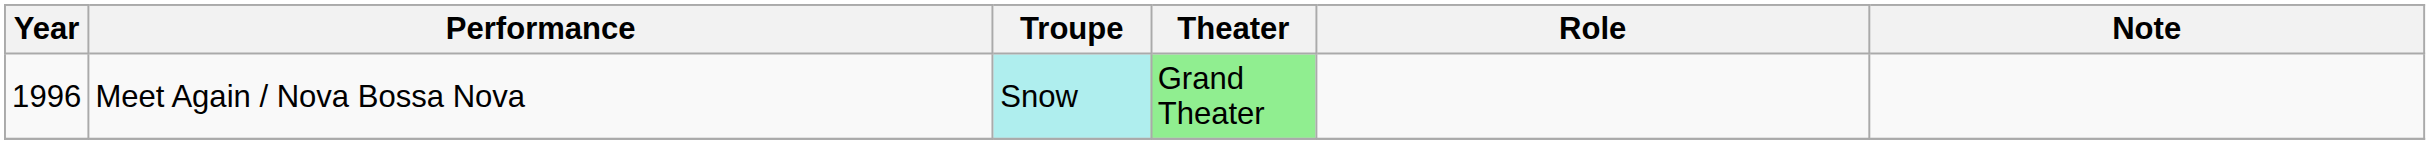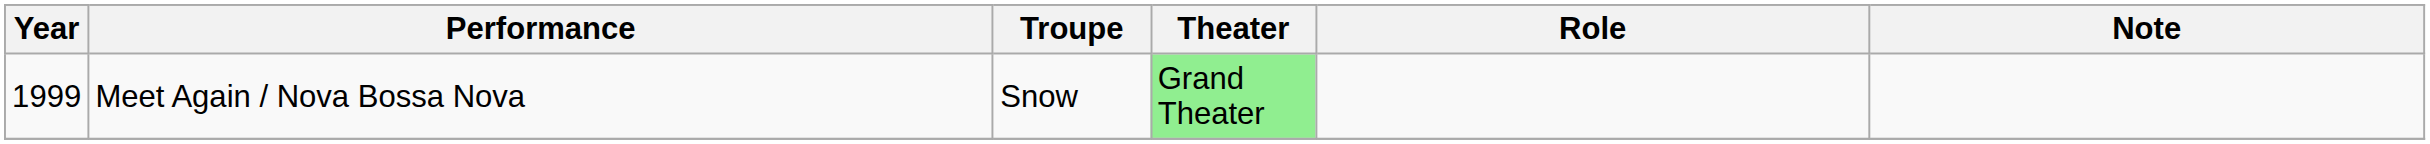(47, 95) 1996 -> (47, 95) 1999
(1039, 95) paleturquoise background -> (1039, 95) no background
